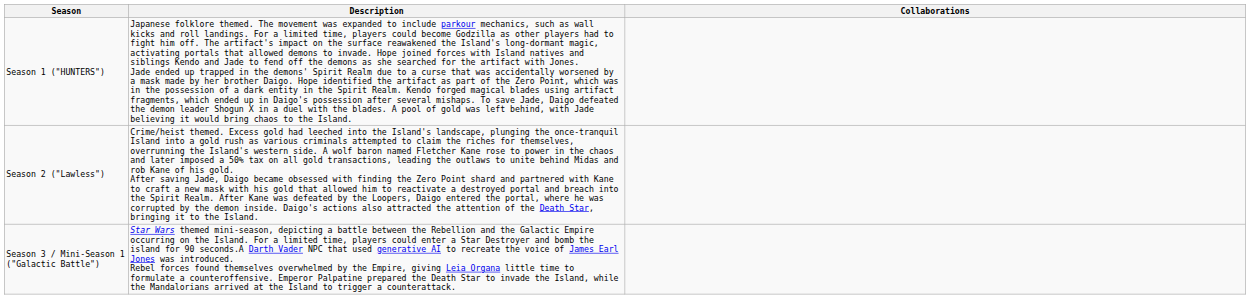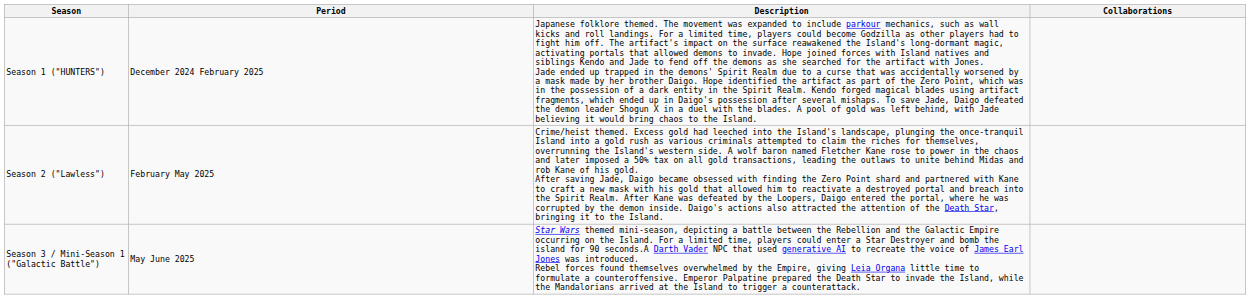+ column: (331, 11)
